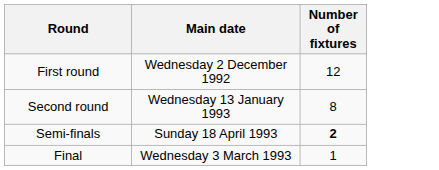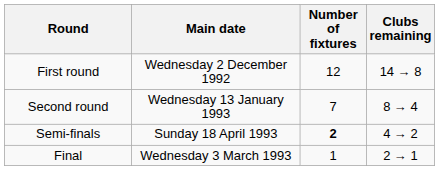+ column: (401, 29)
(333, 106) 8 -> (333, 106) 7
